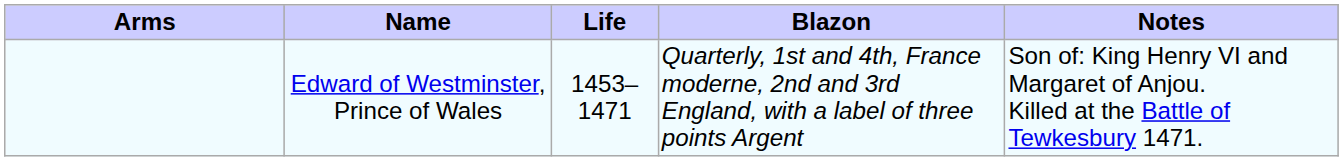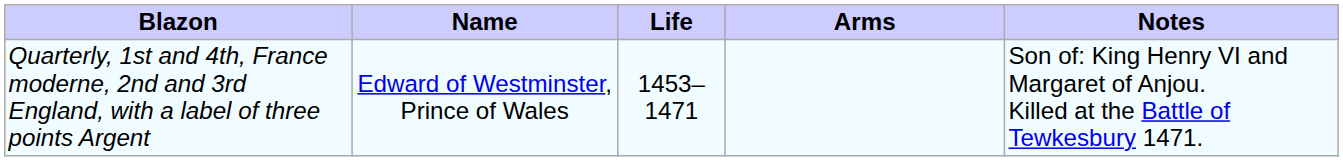columns swapped: (145, 21) <-> (831, 21)
